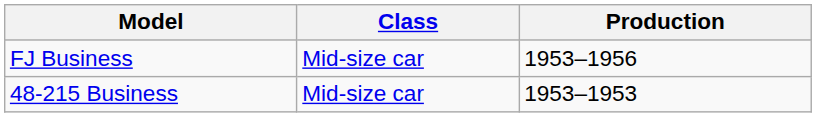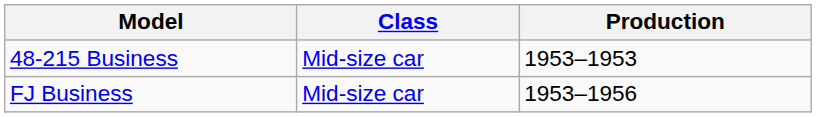rows swapped: (94, 93) <-> (71, 58)
